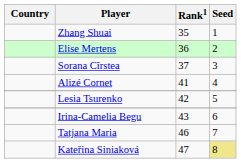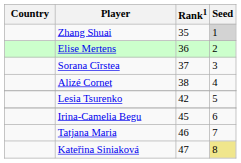(215, 32) no background -> (215, 32) lightgrey background
(183, 82) 41 -> (183, 82) 38
(183, 116) 43 -> (183, 116) 45
